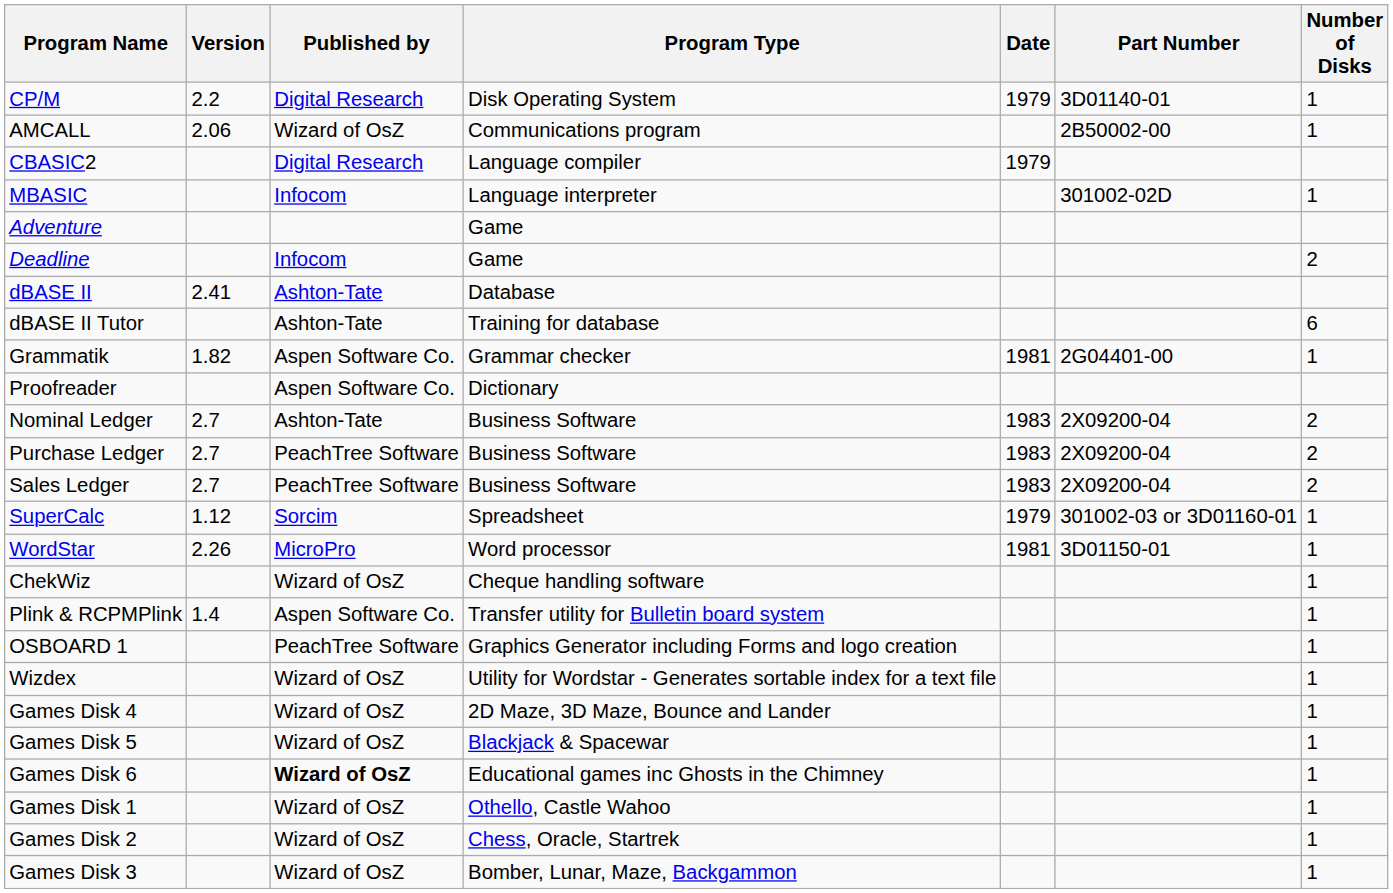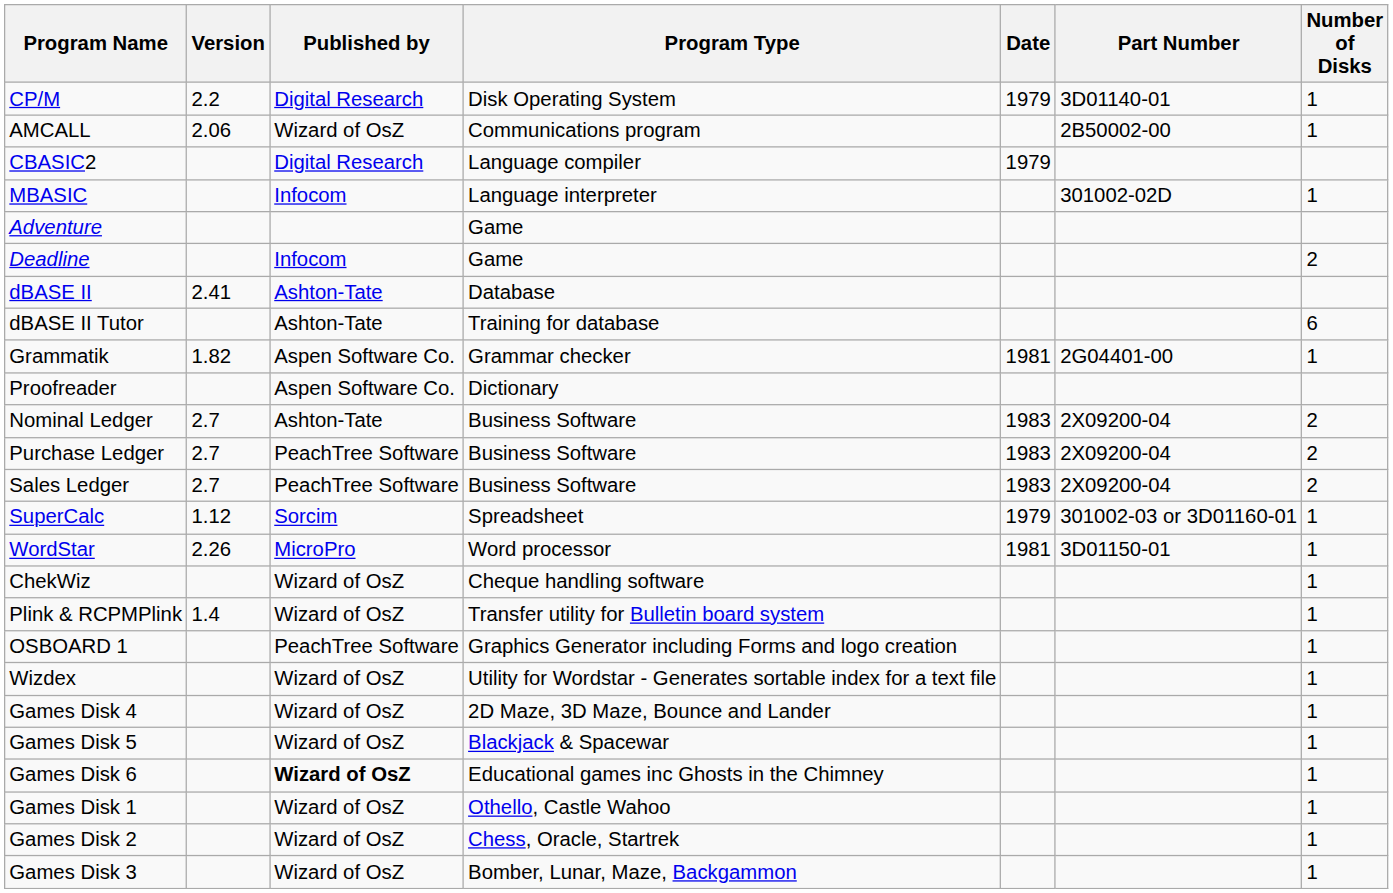(365, 614) Aspen Software Co. -> (339, 614) Wizard of OsZ
